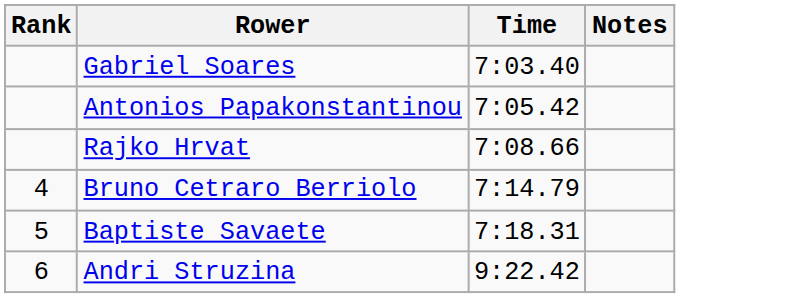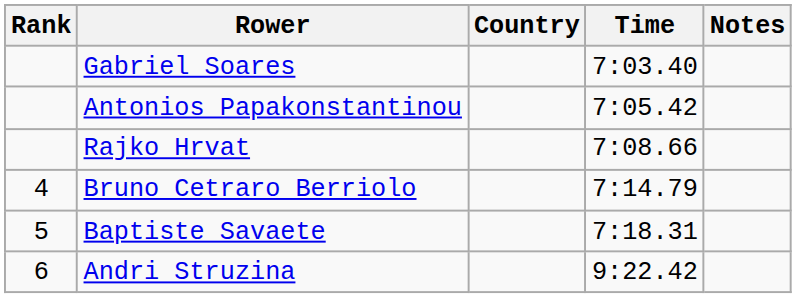+ column: (527, 26)
